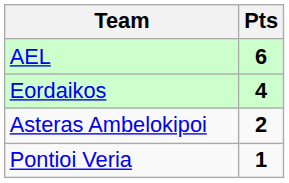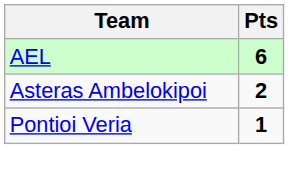- row: (58, 90)
